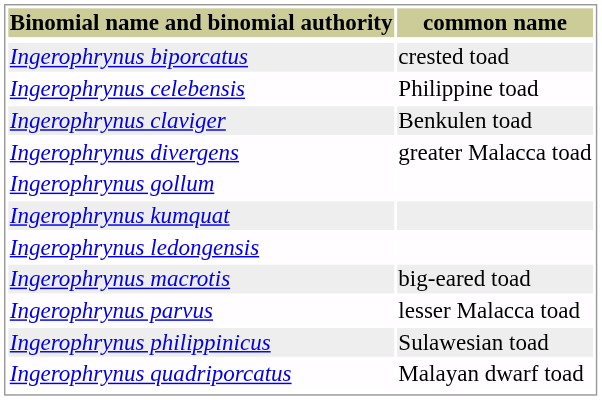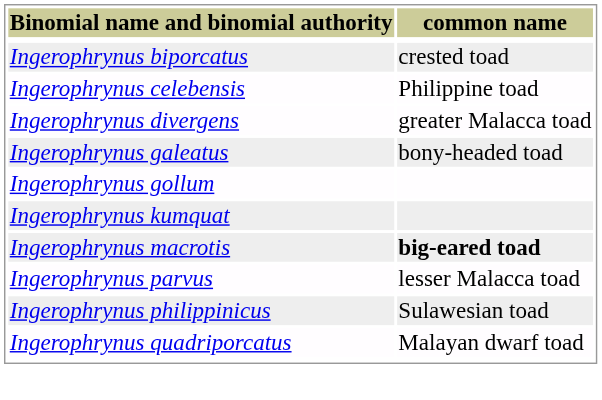- row: (118, 120)
+ row: (119, 152)
- row: (134, 247)
(465, 278) normal -> (469, 247) bold
